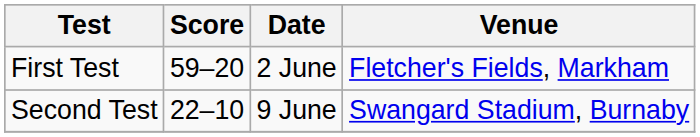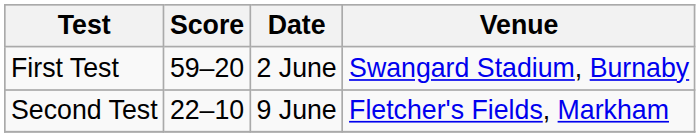(509, 68) Fletcher's Fields, Markham -> (519, 68) Swangard Stadium, Burnaby
(519, 110) Swangard Stadium, Burnaby -> (509, 110) Fletcher's Fields, Markham
